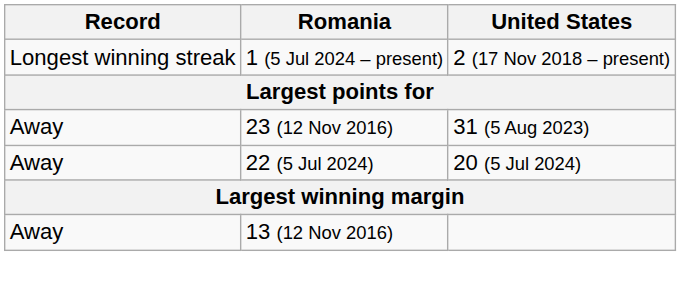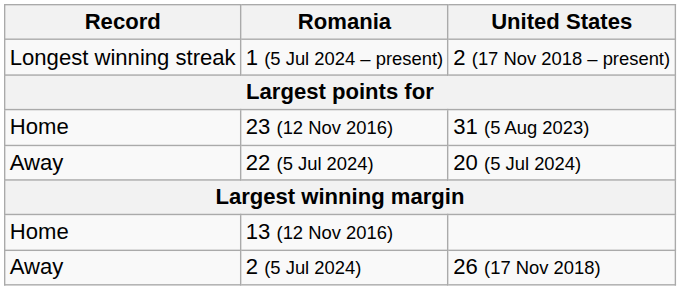(37, 127) Away -> (39, 127) Home
(37, 232) Away -> (39, 232) Home
+ row: (304, 267)
